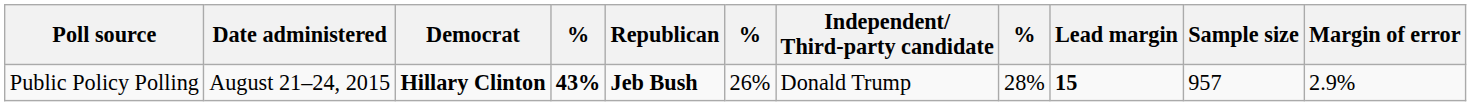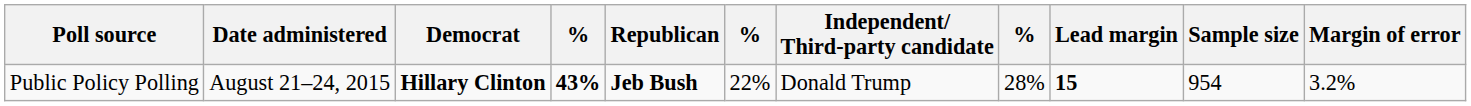(750, 82) 26% -> (750, 82) 22%
(1205, 82) 957 -> (1205, 82) 954
(1332, 82) 2.9% -> (1332, 82) 3.2%
